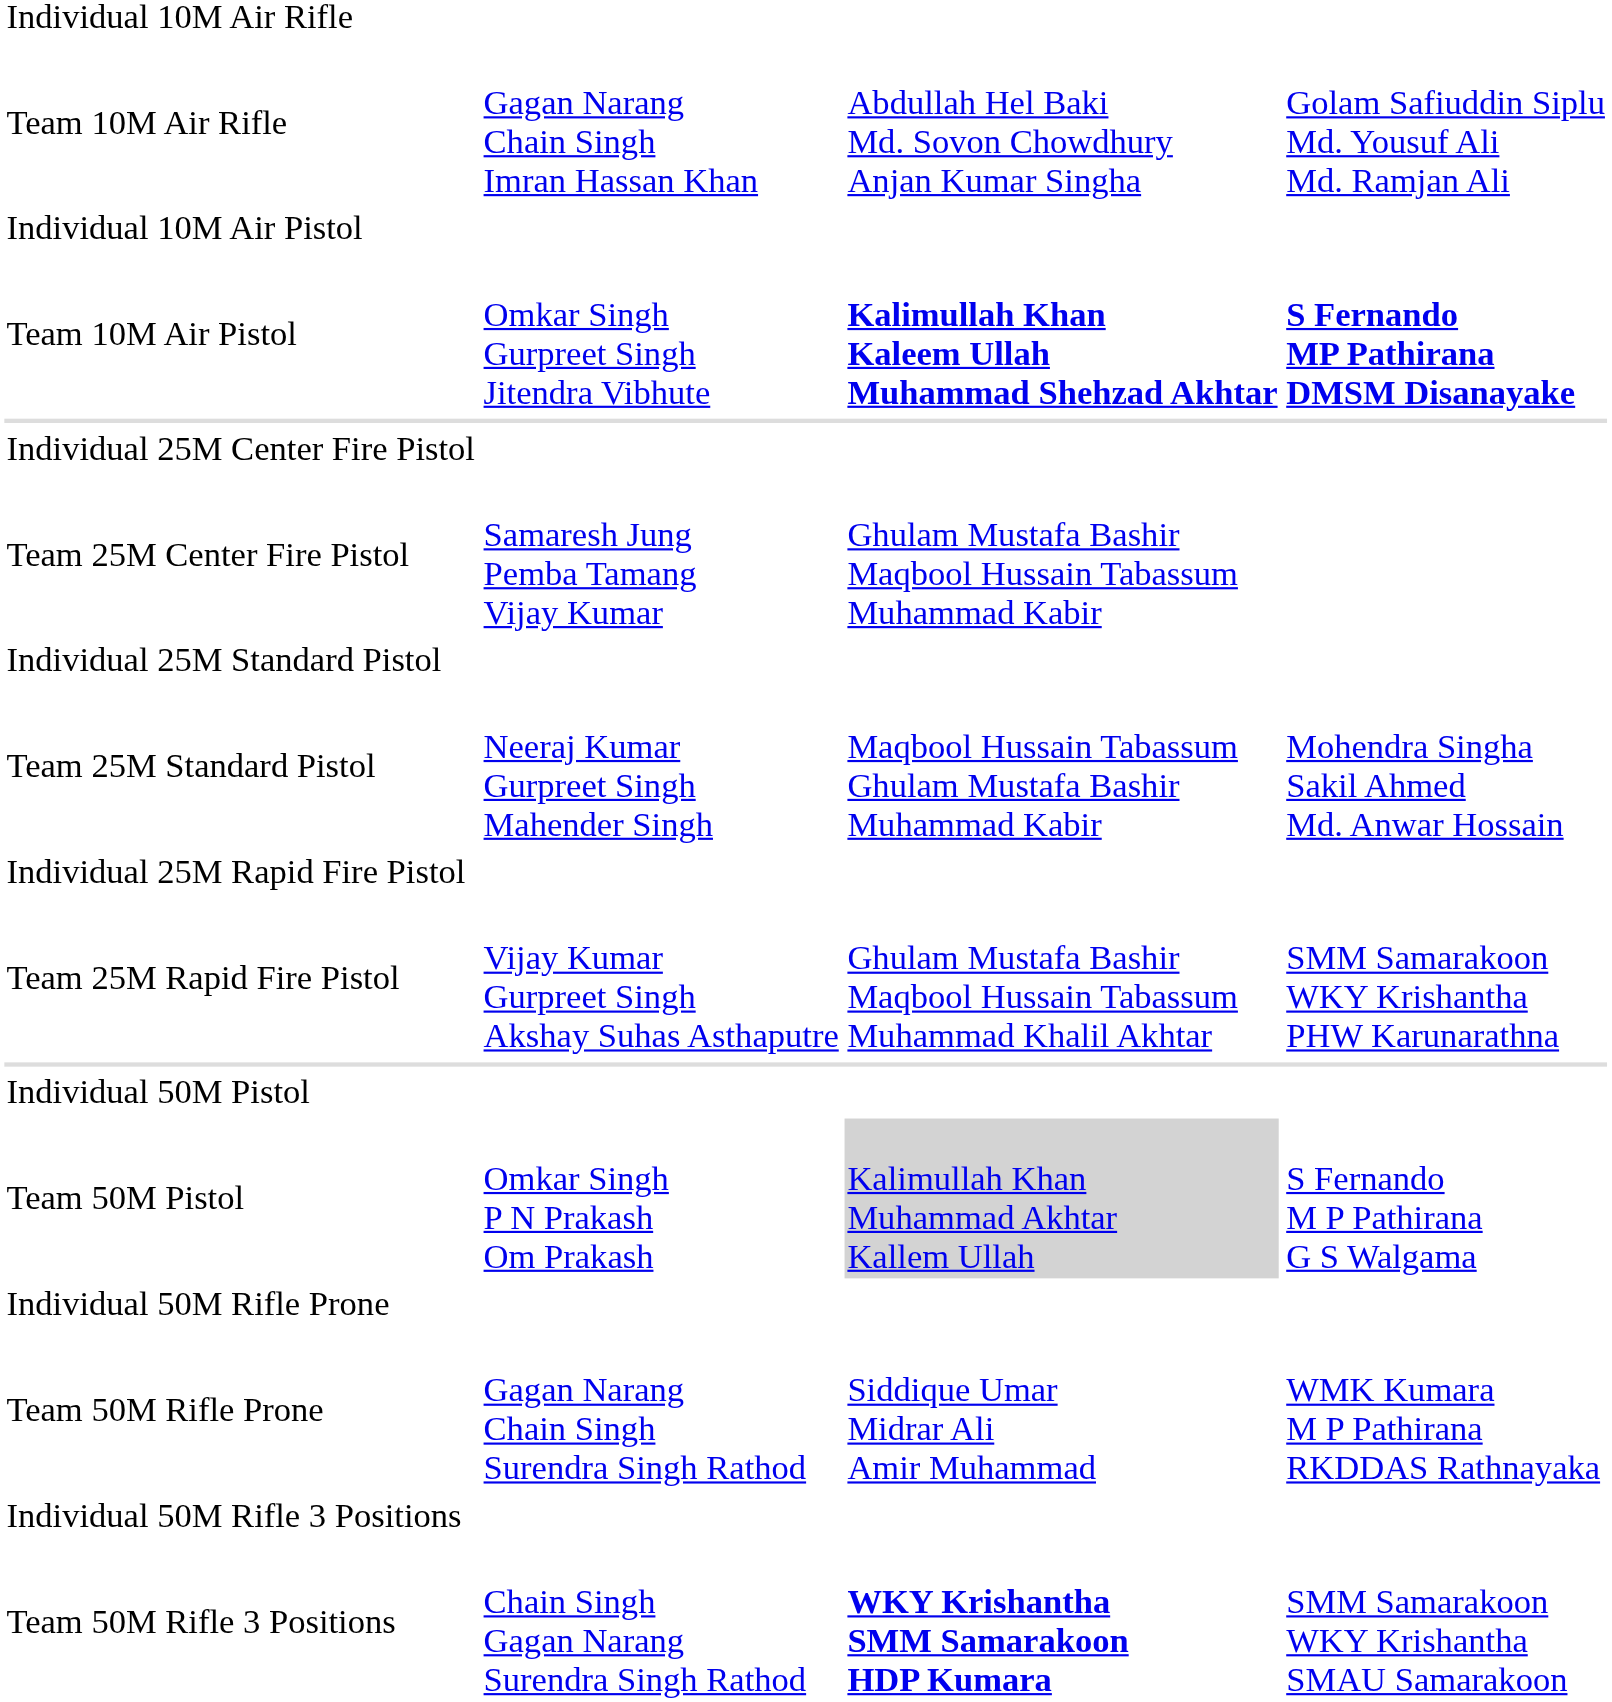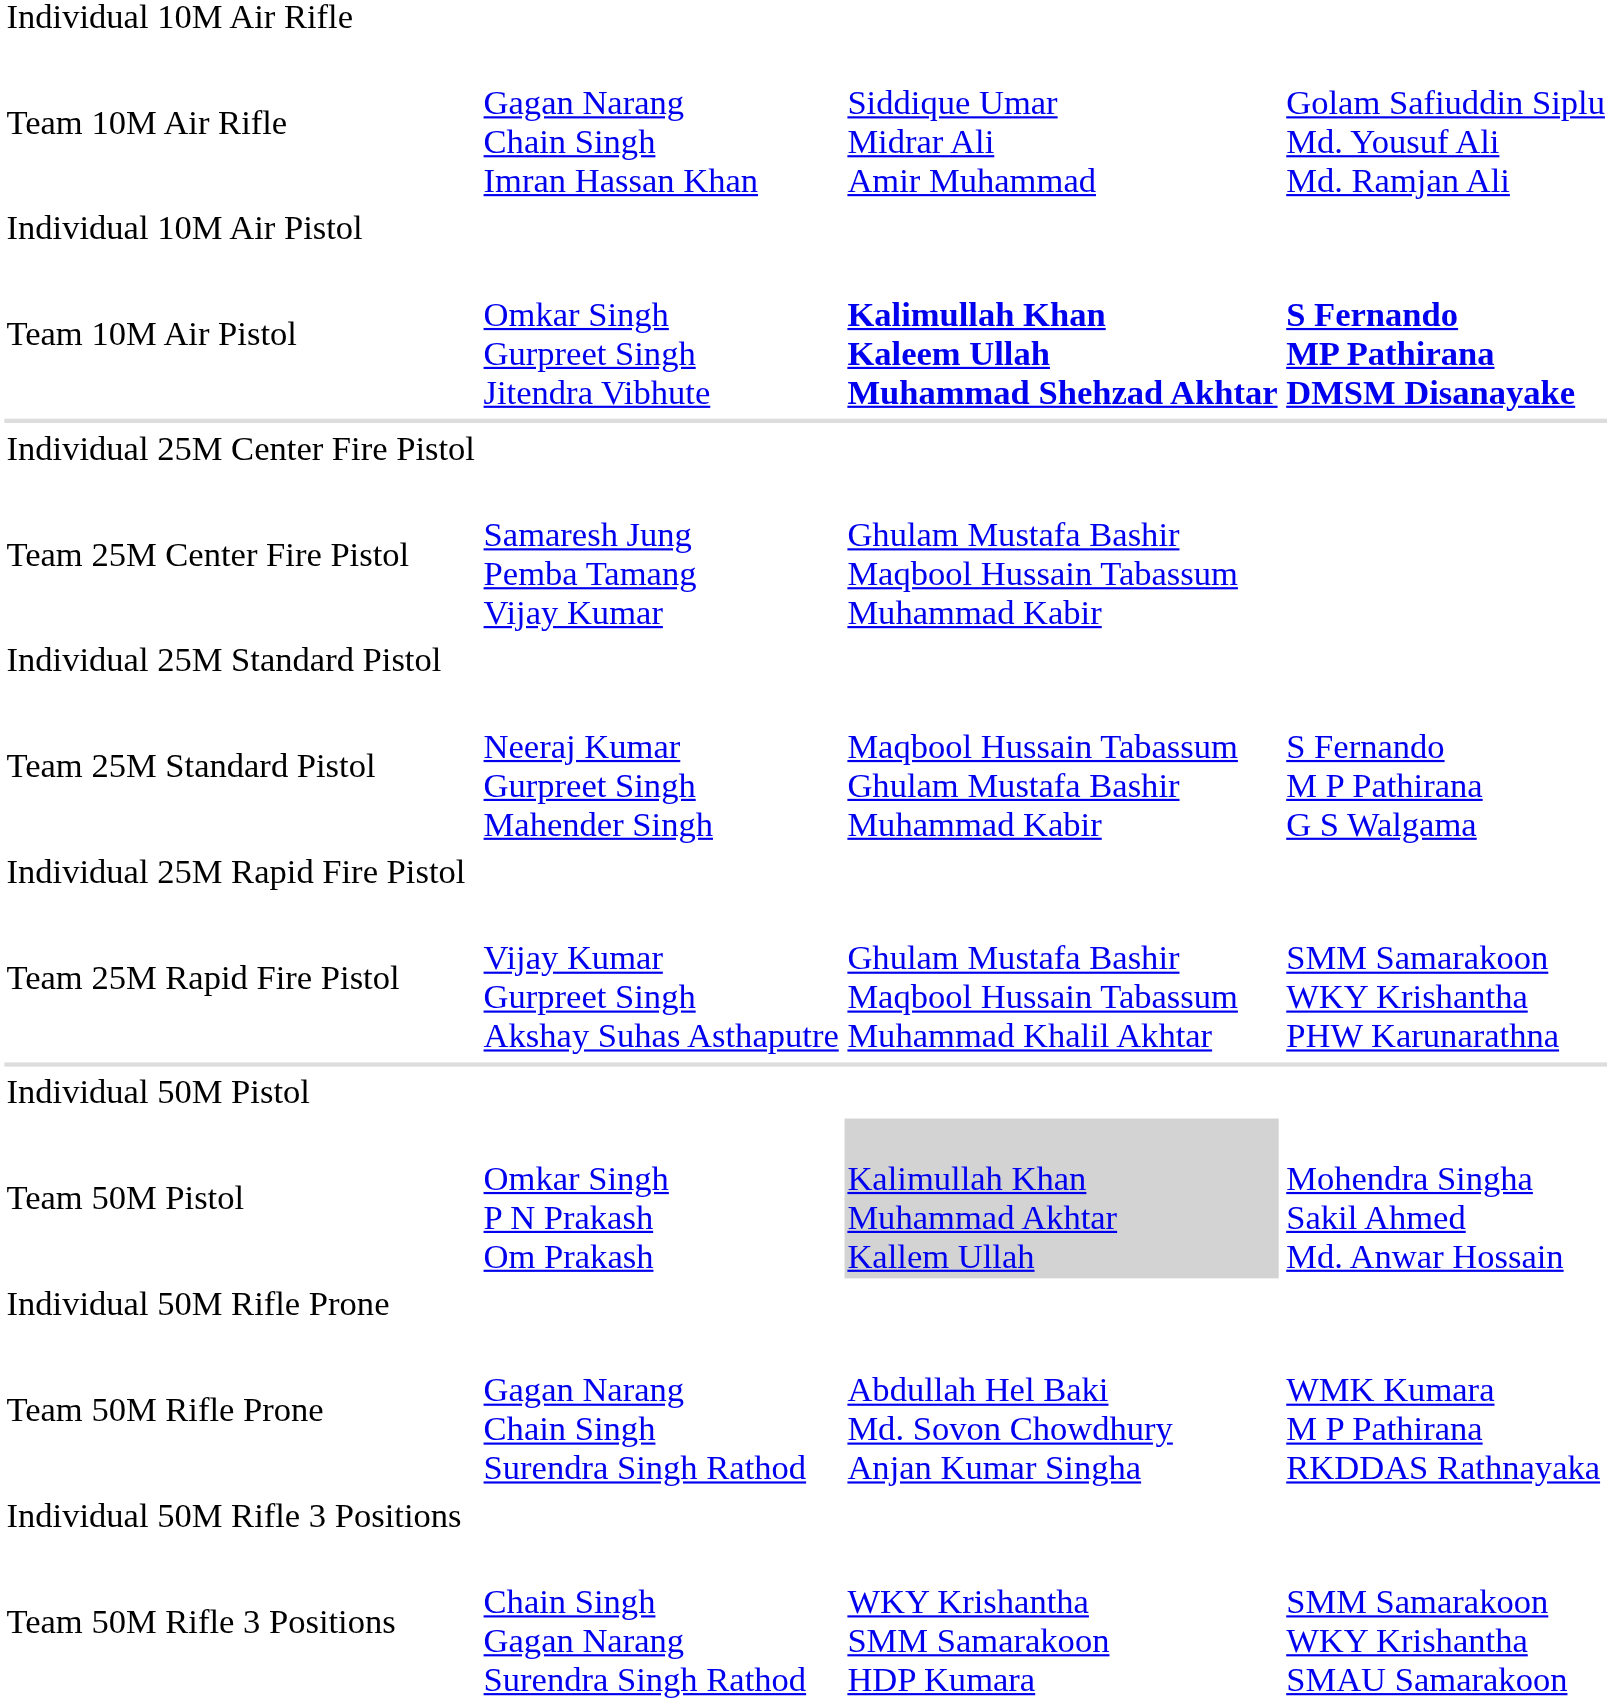(1010, 141) Abdullah Hel Baki Md. Sovon Chowdhury Anjan Kumar Singha -> (972, 141) Siddique Umar Midrar Ali Amir Muhammad
(1425, 785) Mohendra Singha Sakil Ahmed Md. Anwar Hossain -> (1384, 785) S Fernando M P Pathirana G S Walgama
(1384, 1217) S Fernando M P Pathirana G S Walgama -> (1425, 1217) Mohendra Singha Sakil Ahmed Md. Anwar Hossain
(972, 1428) Siddique Umar Midrar Ali Amir Muhammad -> (1010, 1428) Abdullah Hel Baki Md. Sovon Chowdhury Anjan Kumar Singha
(988, 1640) bold -> (978, 1640) normal
